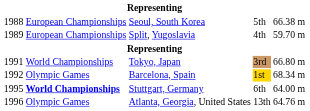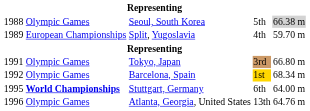(76, 21) European Championships -> (58, 21) Olympic Games
(289, 21) no background -> (289, 21) lightgrey background
(69, 62) World Championships -> (58, 62) Olympic Games
